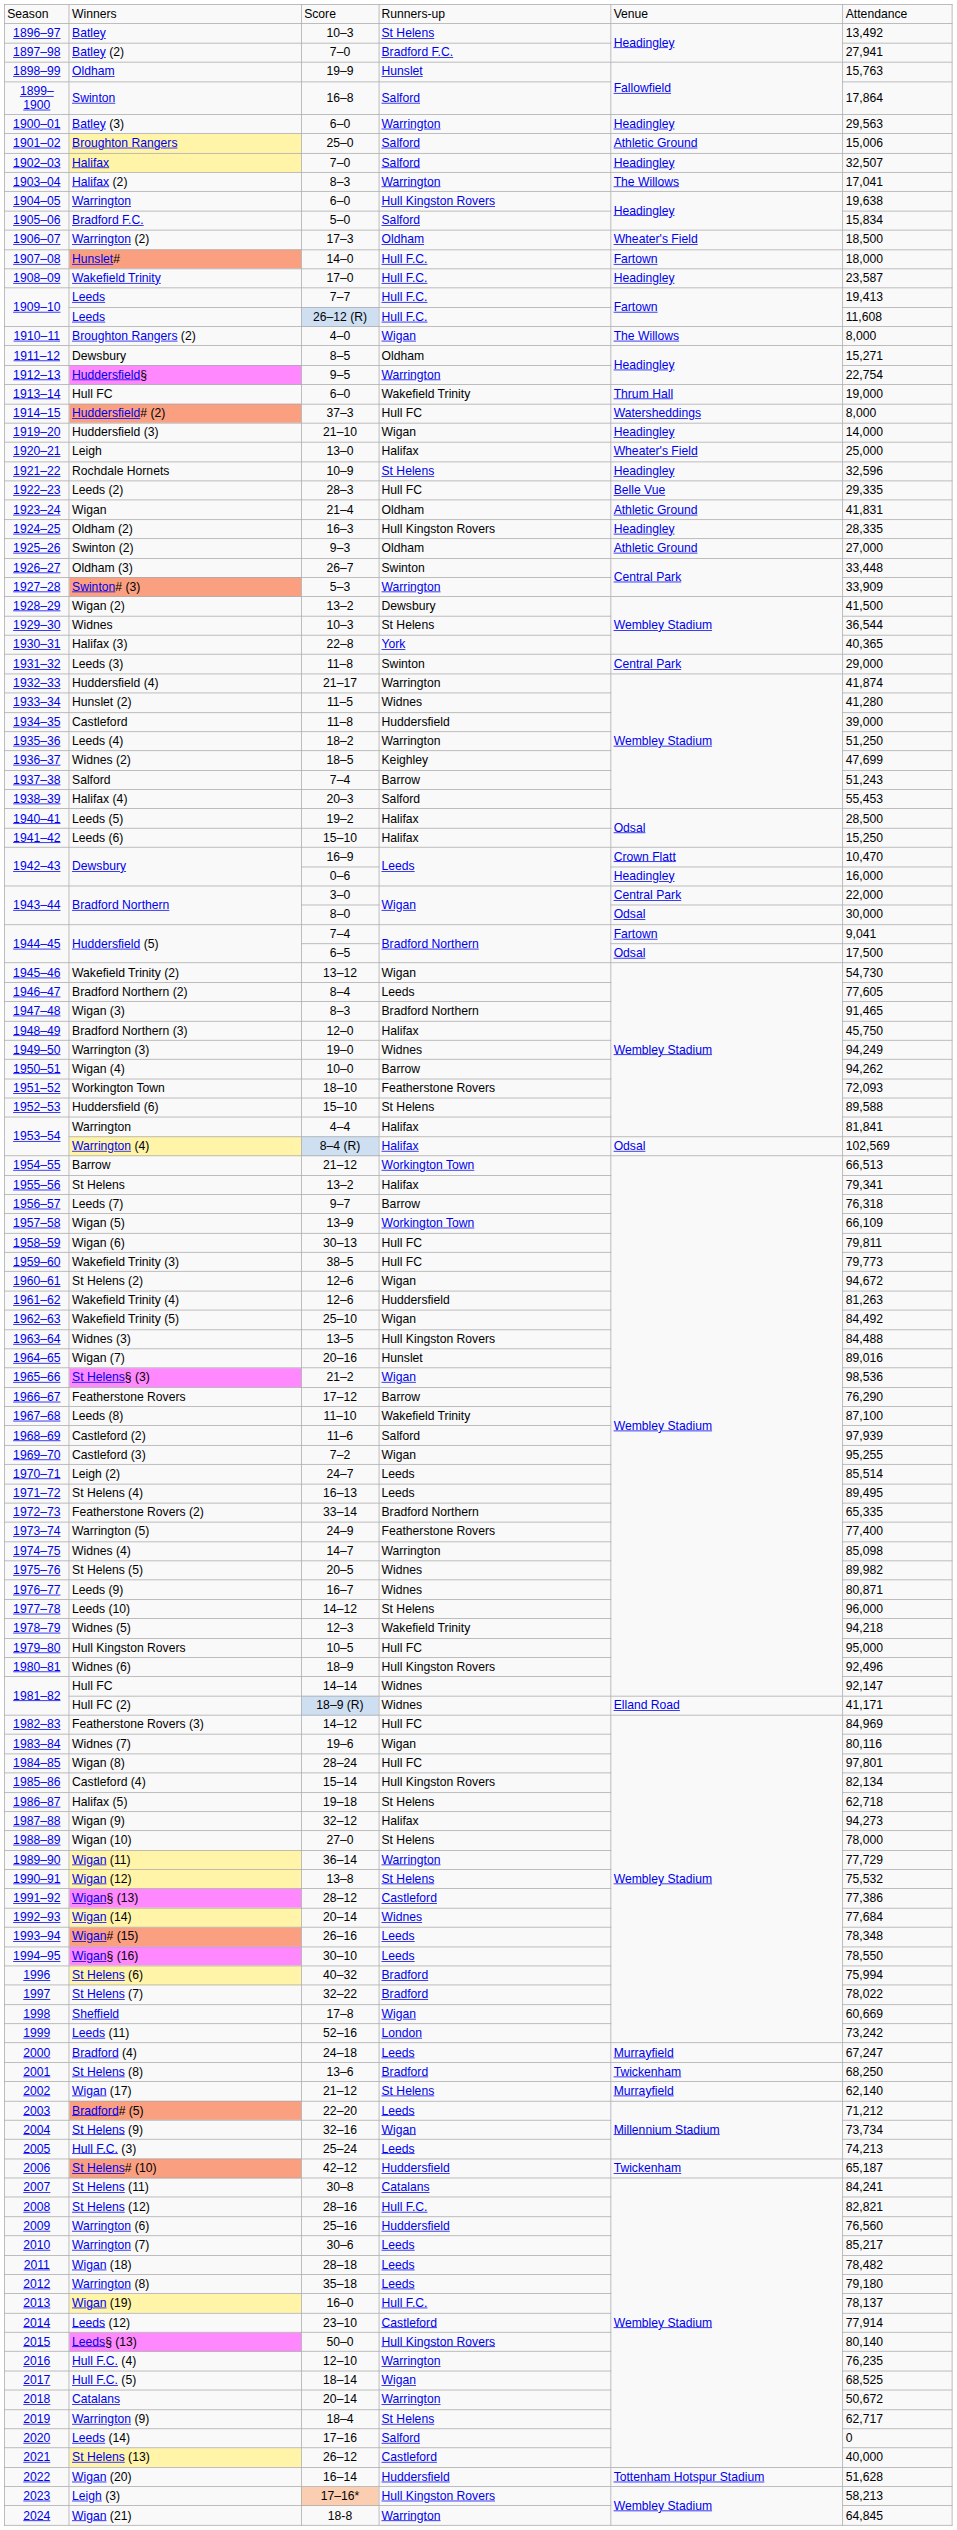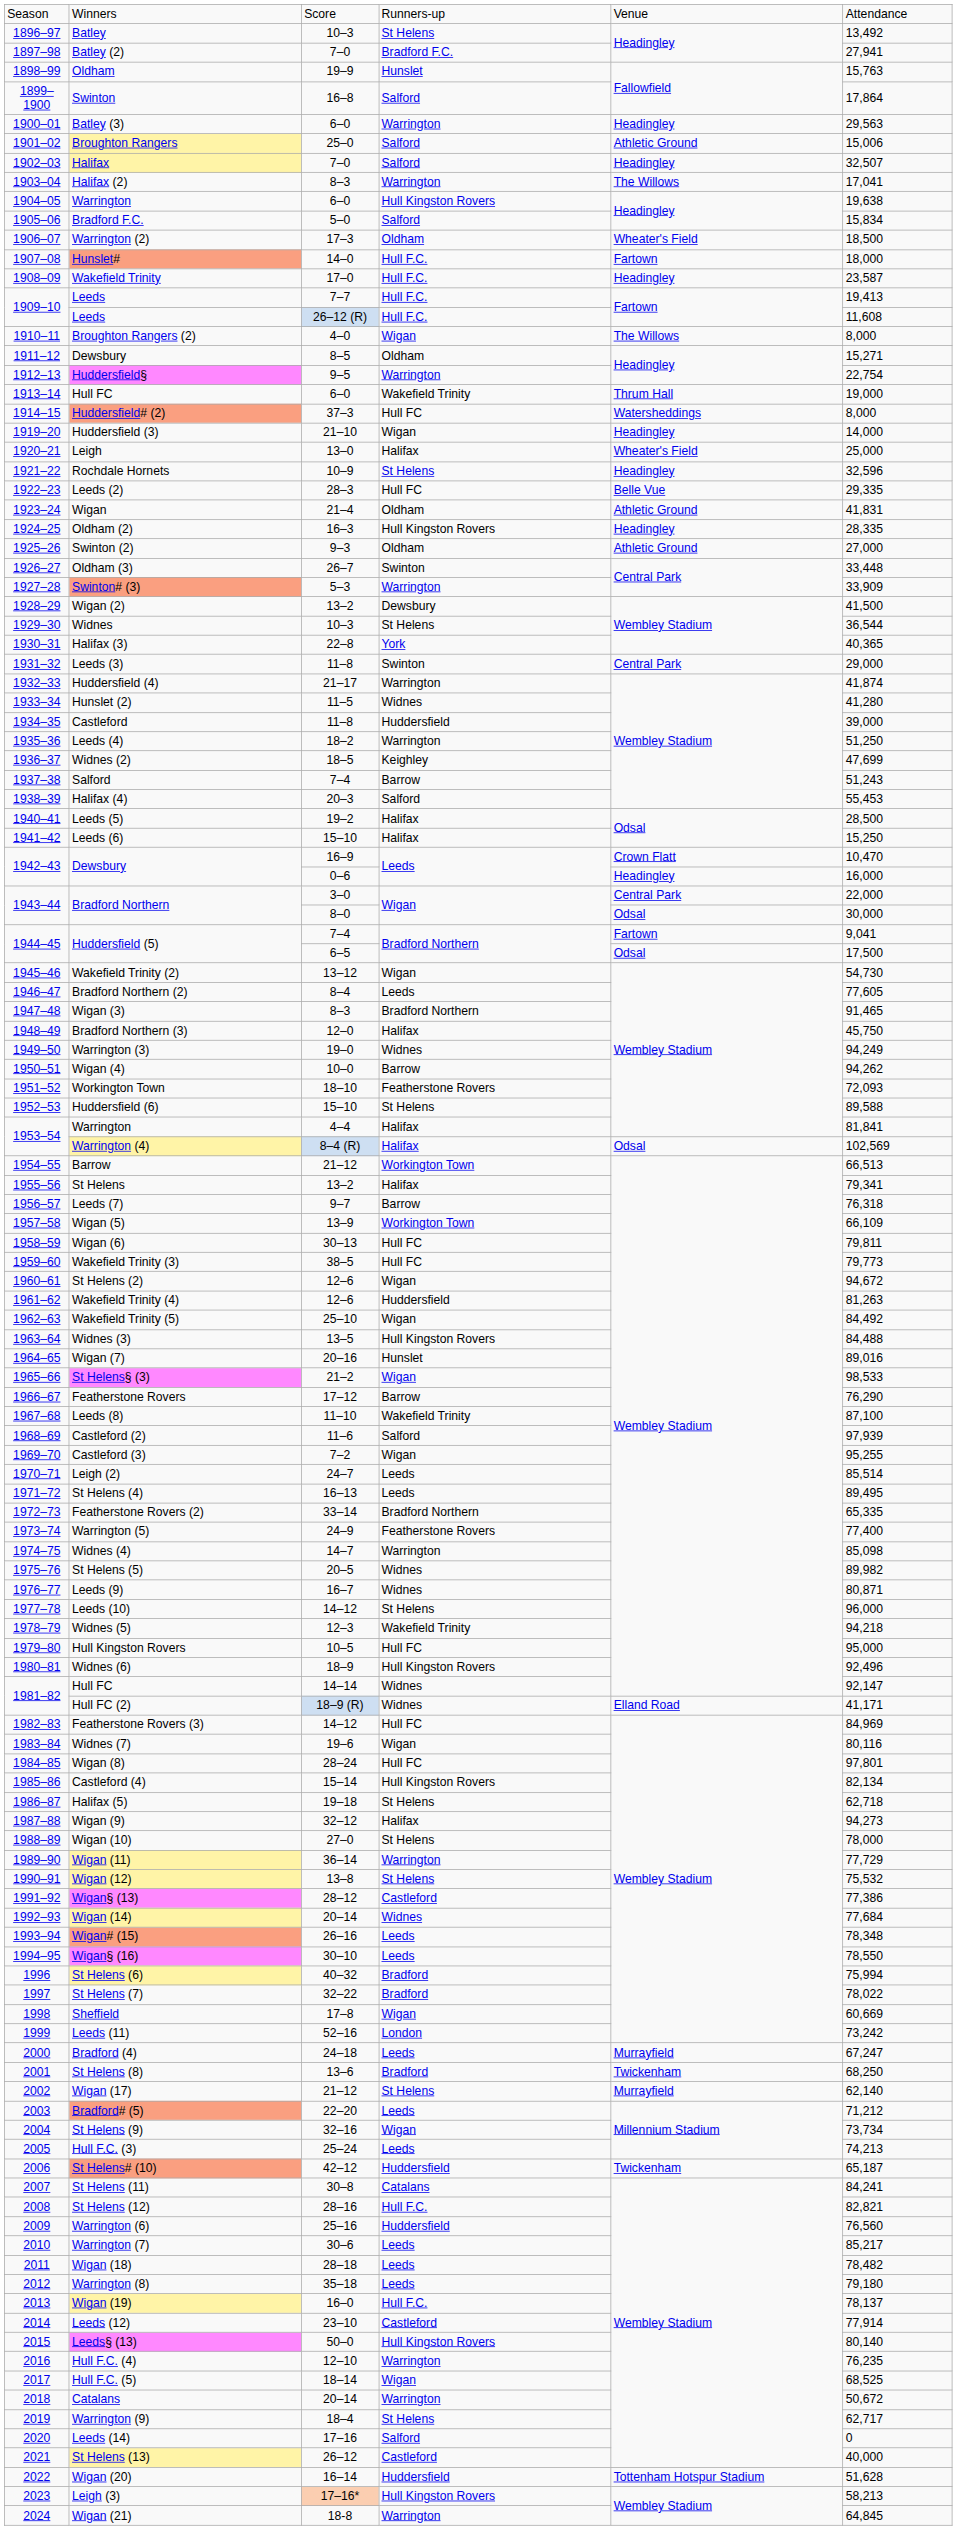(864, 1377) 98,536 -> (864, 1377) 98,533
